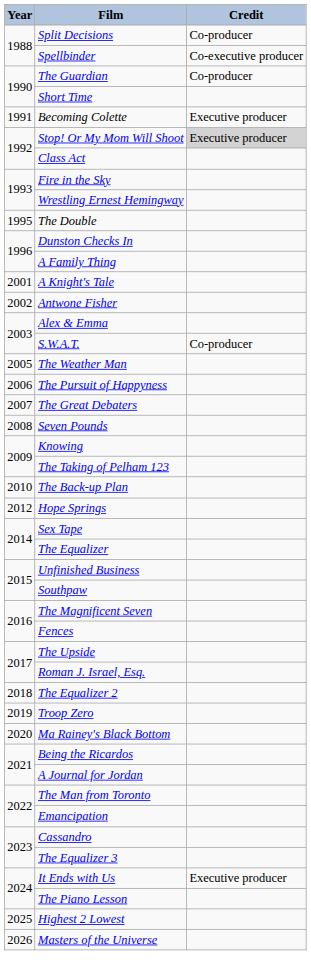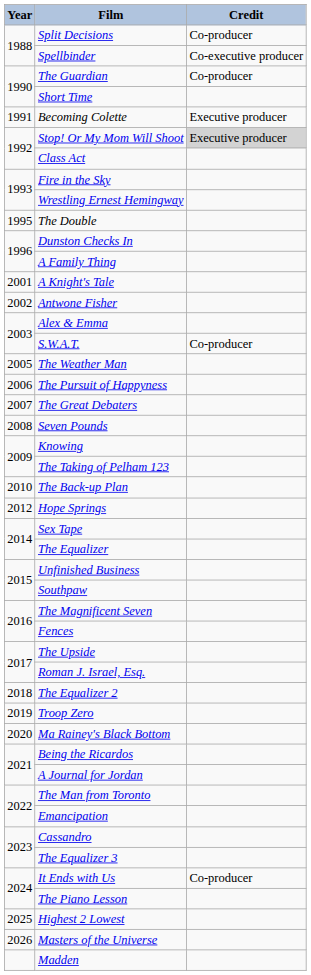(238, 878) Executive producer -> (221, 878) Co-producer
+ row: (58, 960)
